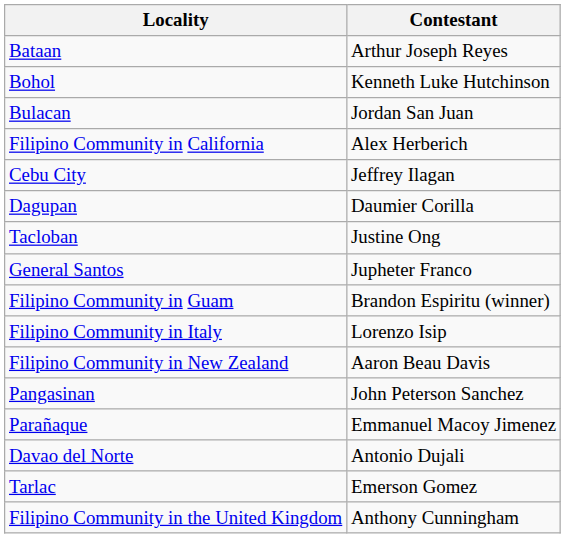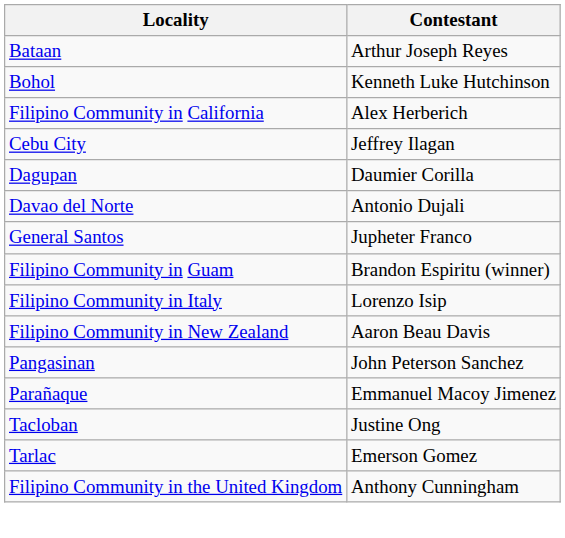- row: (40, 113)
rows swapped: (71, 455) <-> (43, 237)
